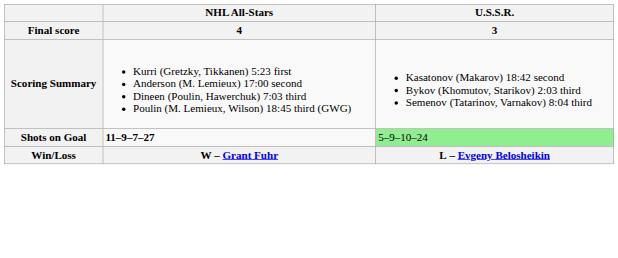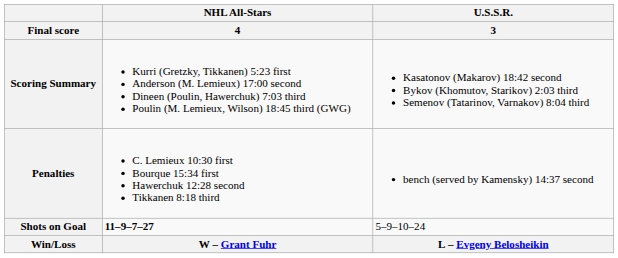+ row: (53, 173)
(403, 137) lightgreen background -> (400, 226) no background
